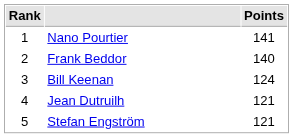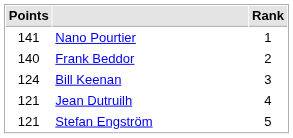columns swapped: (25, 16) <-> (264, 16)
